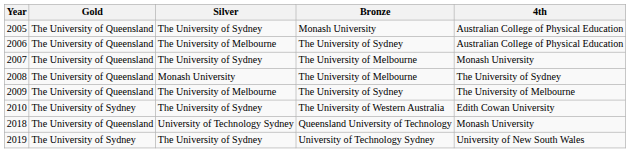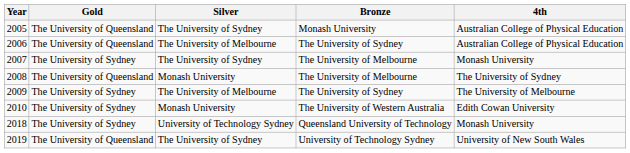(92, 60) The University of Queensland -> (84, 60) The University of Sydney
(92, 92) The University of Queensland -> (84, 92) The University of Sydney
(210, 108) The University of Sydney -> (197, 108) Monash University
(92, 124) The University of Queensland -> (84, 124) The University of Sydney
(84, 140) The University of Sydney -> (92, 140) The University of Queensland
